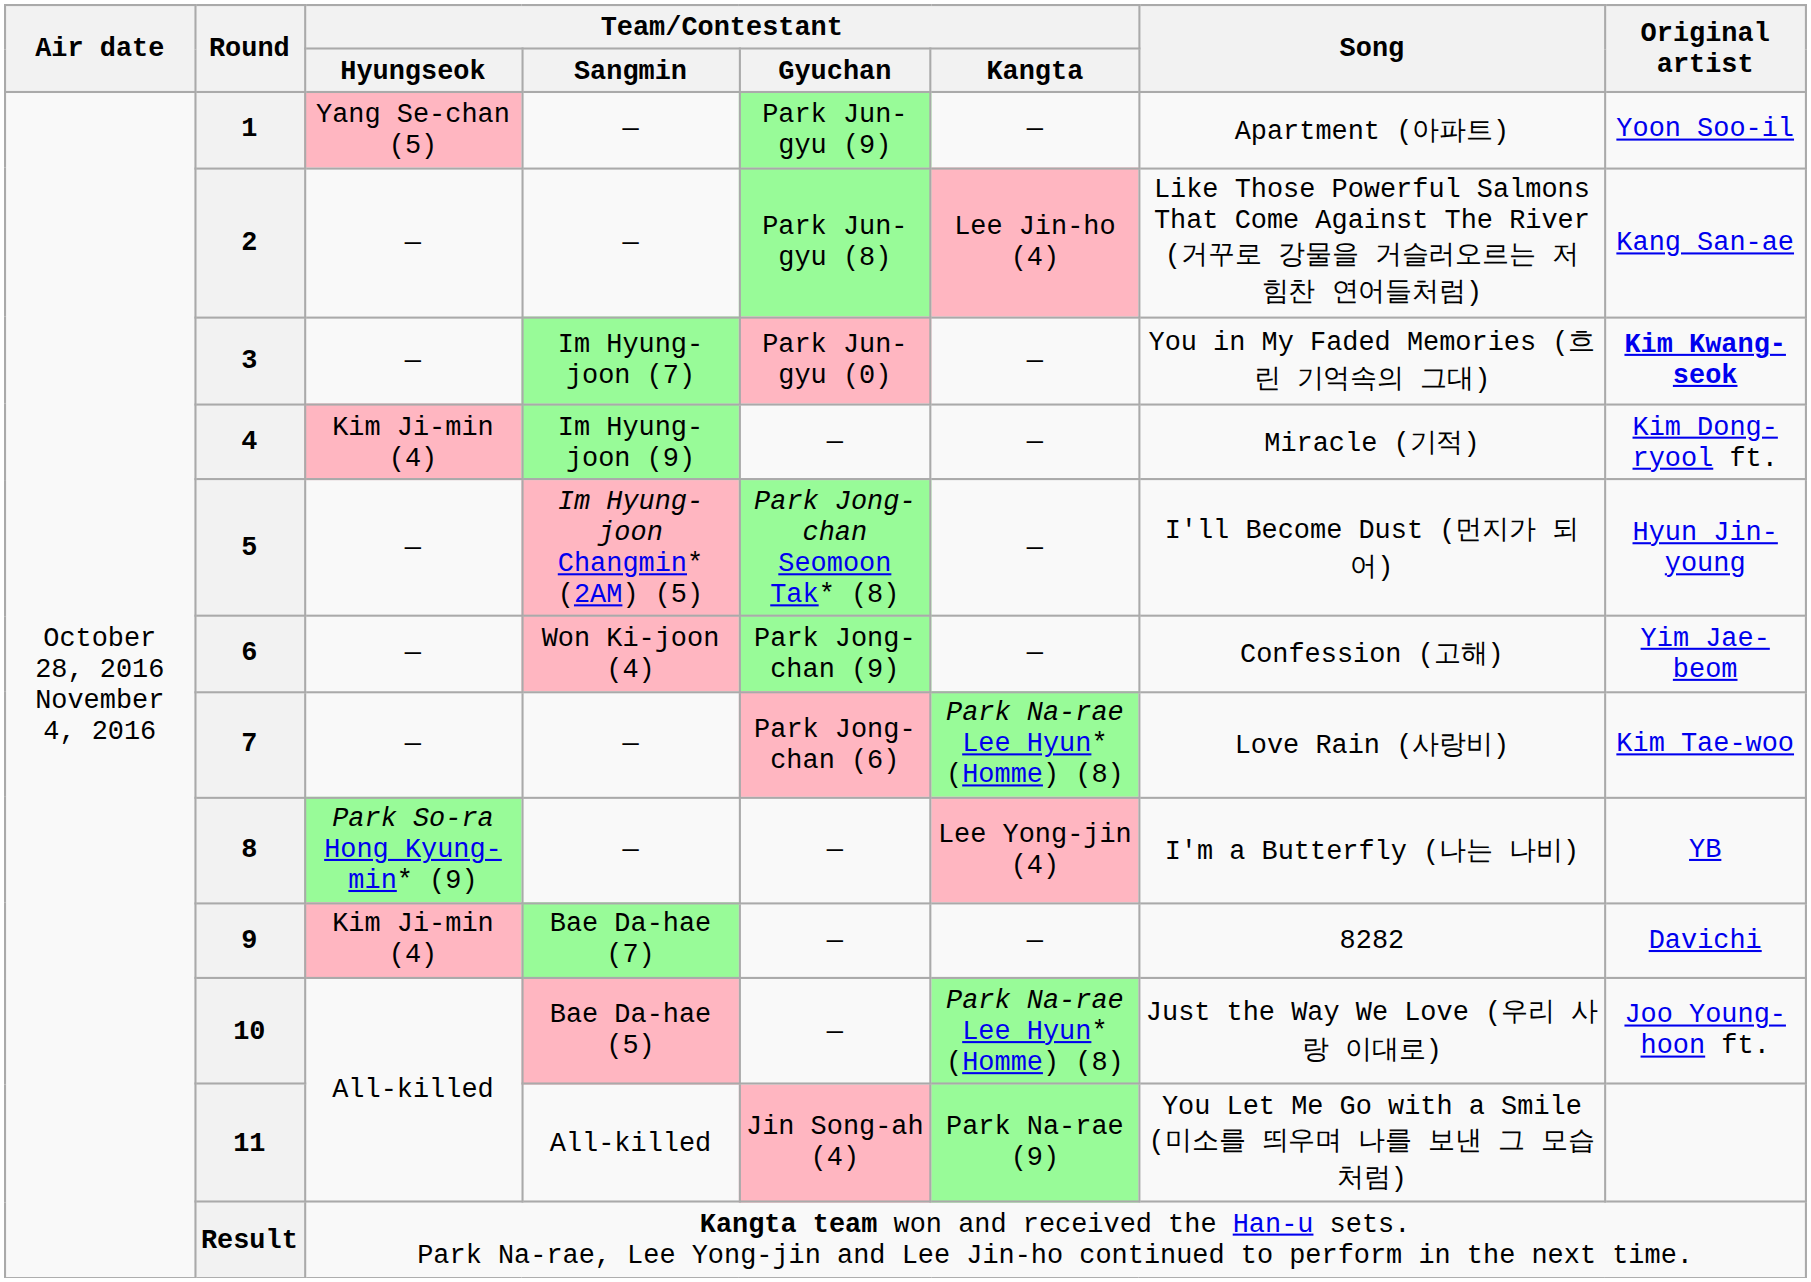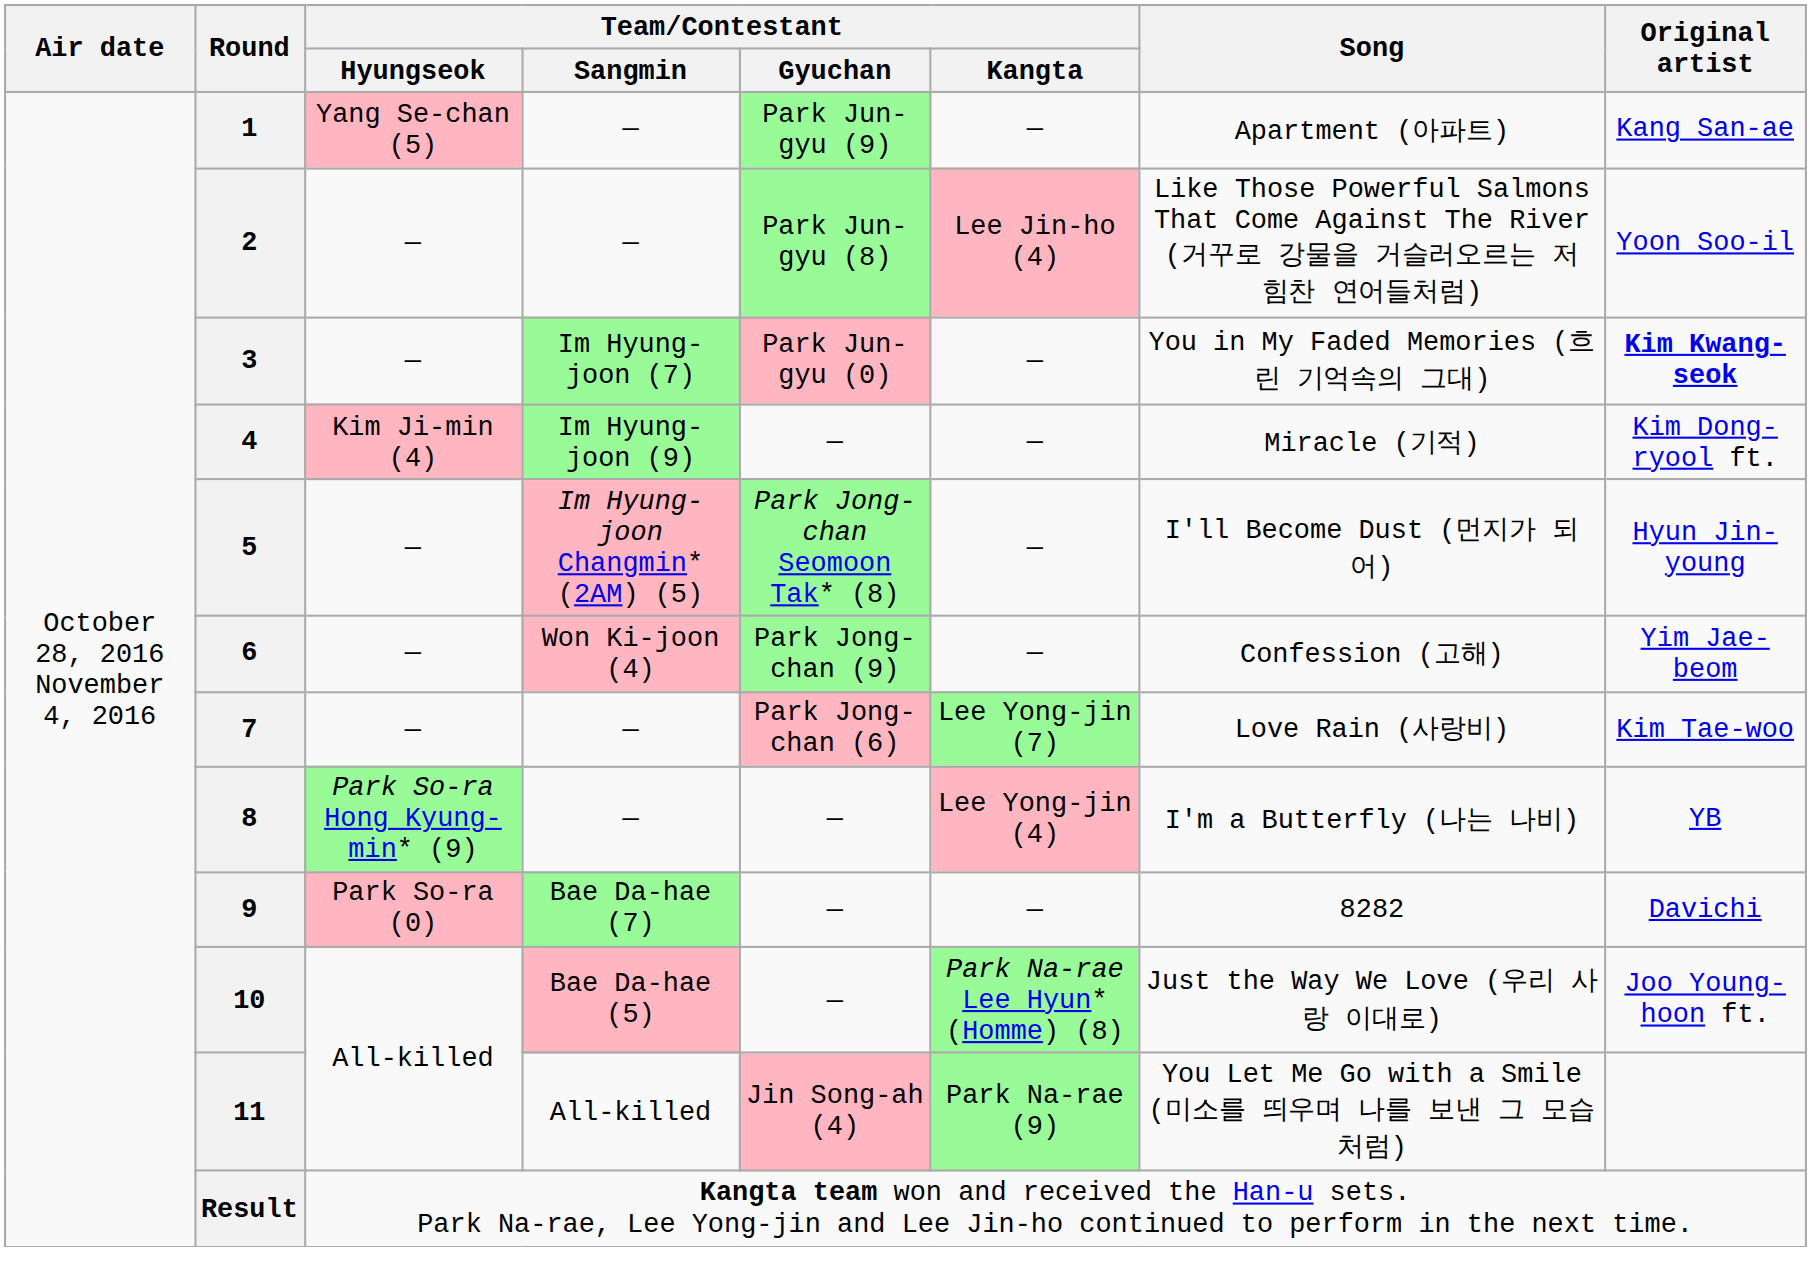(1705, 130) Yoon Soo-il -> (1705, 130) Kang San-ae
(1705, 242) Kang San-ae -> (1705, 242) Yoon Soo-il
(1035, 744) Park Na-rae Lee Hyun* (Homme) (8) -> (1035, 729) Lee Yong-jin (7)
(413, 941) Kim Ji-min (4) -> (413, 910) Park So-ra (0)
